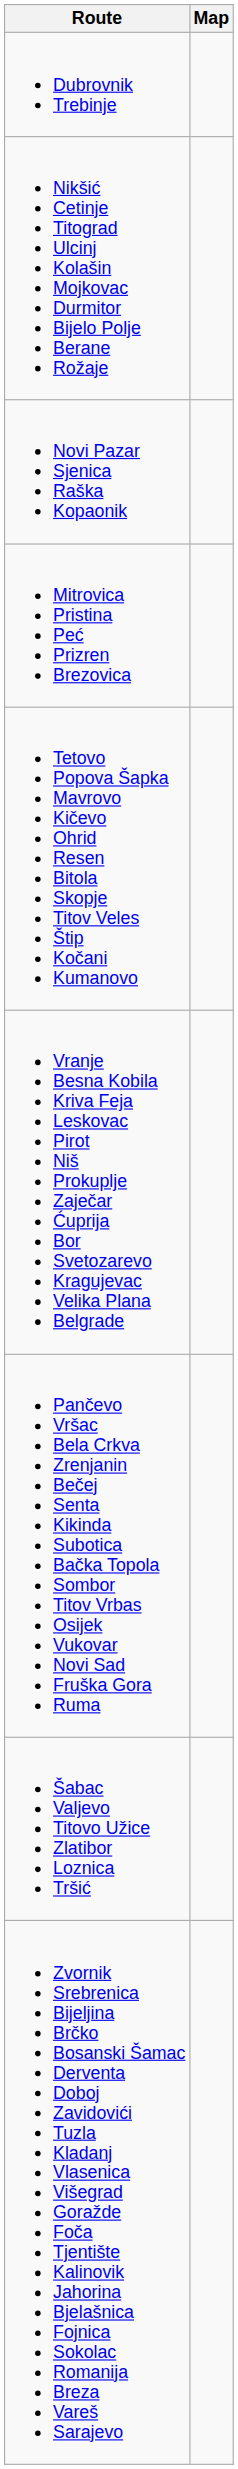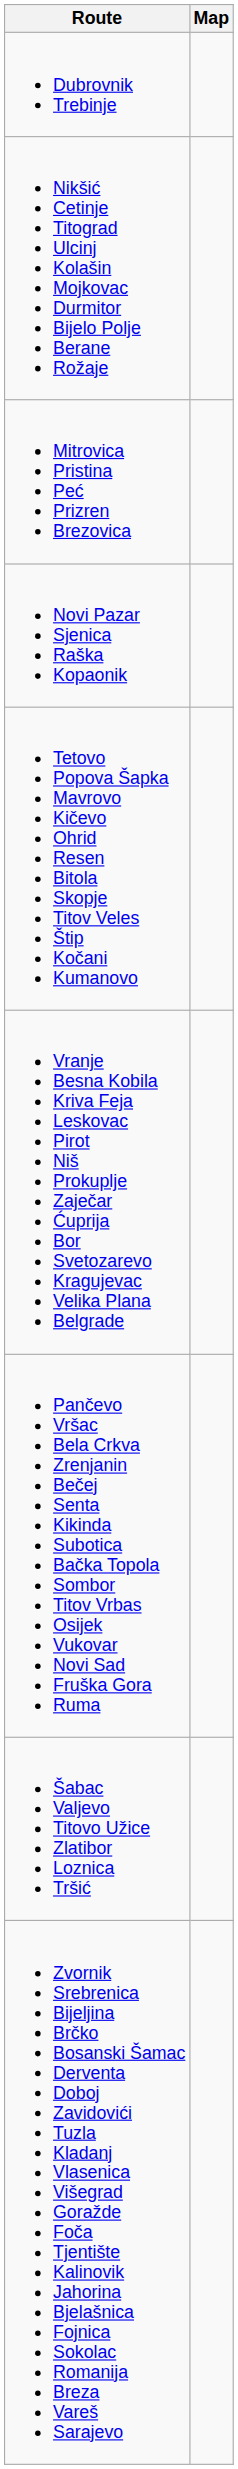rows swapped: (97, 482) <-> (97, 635)
